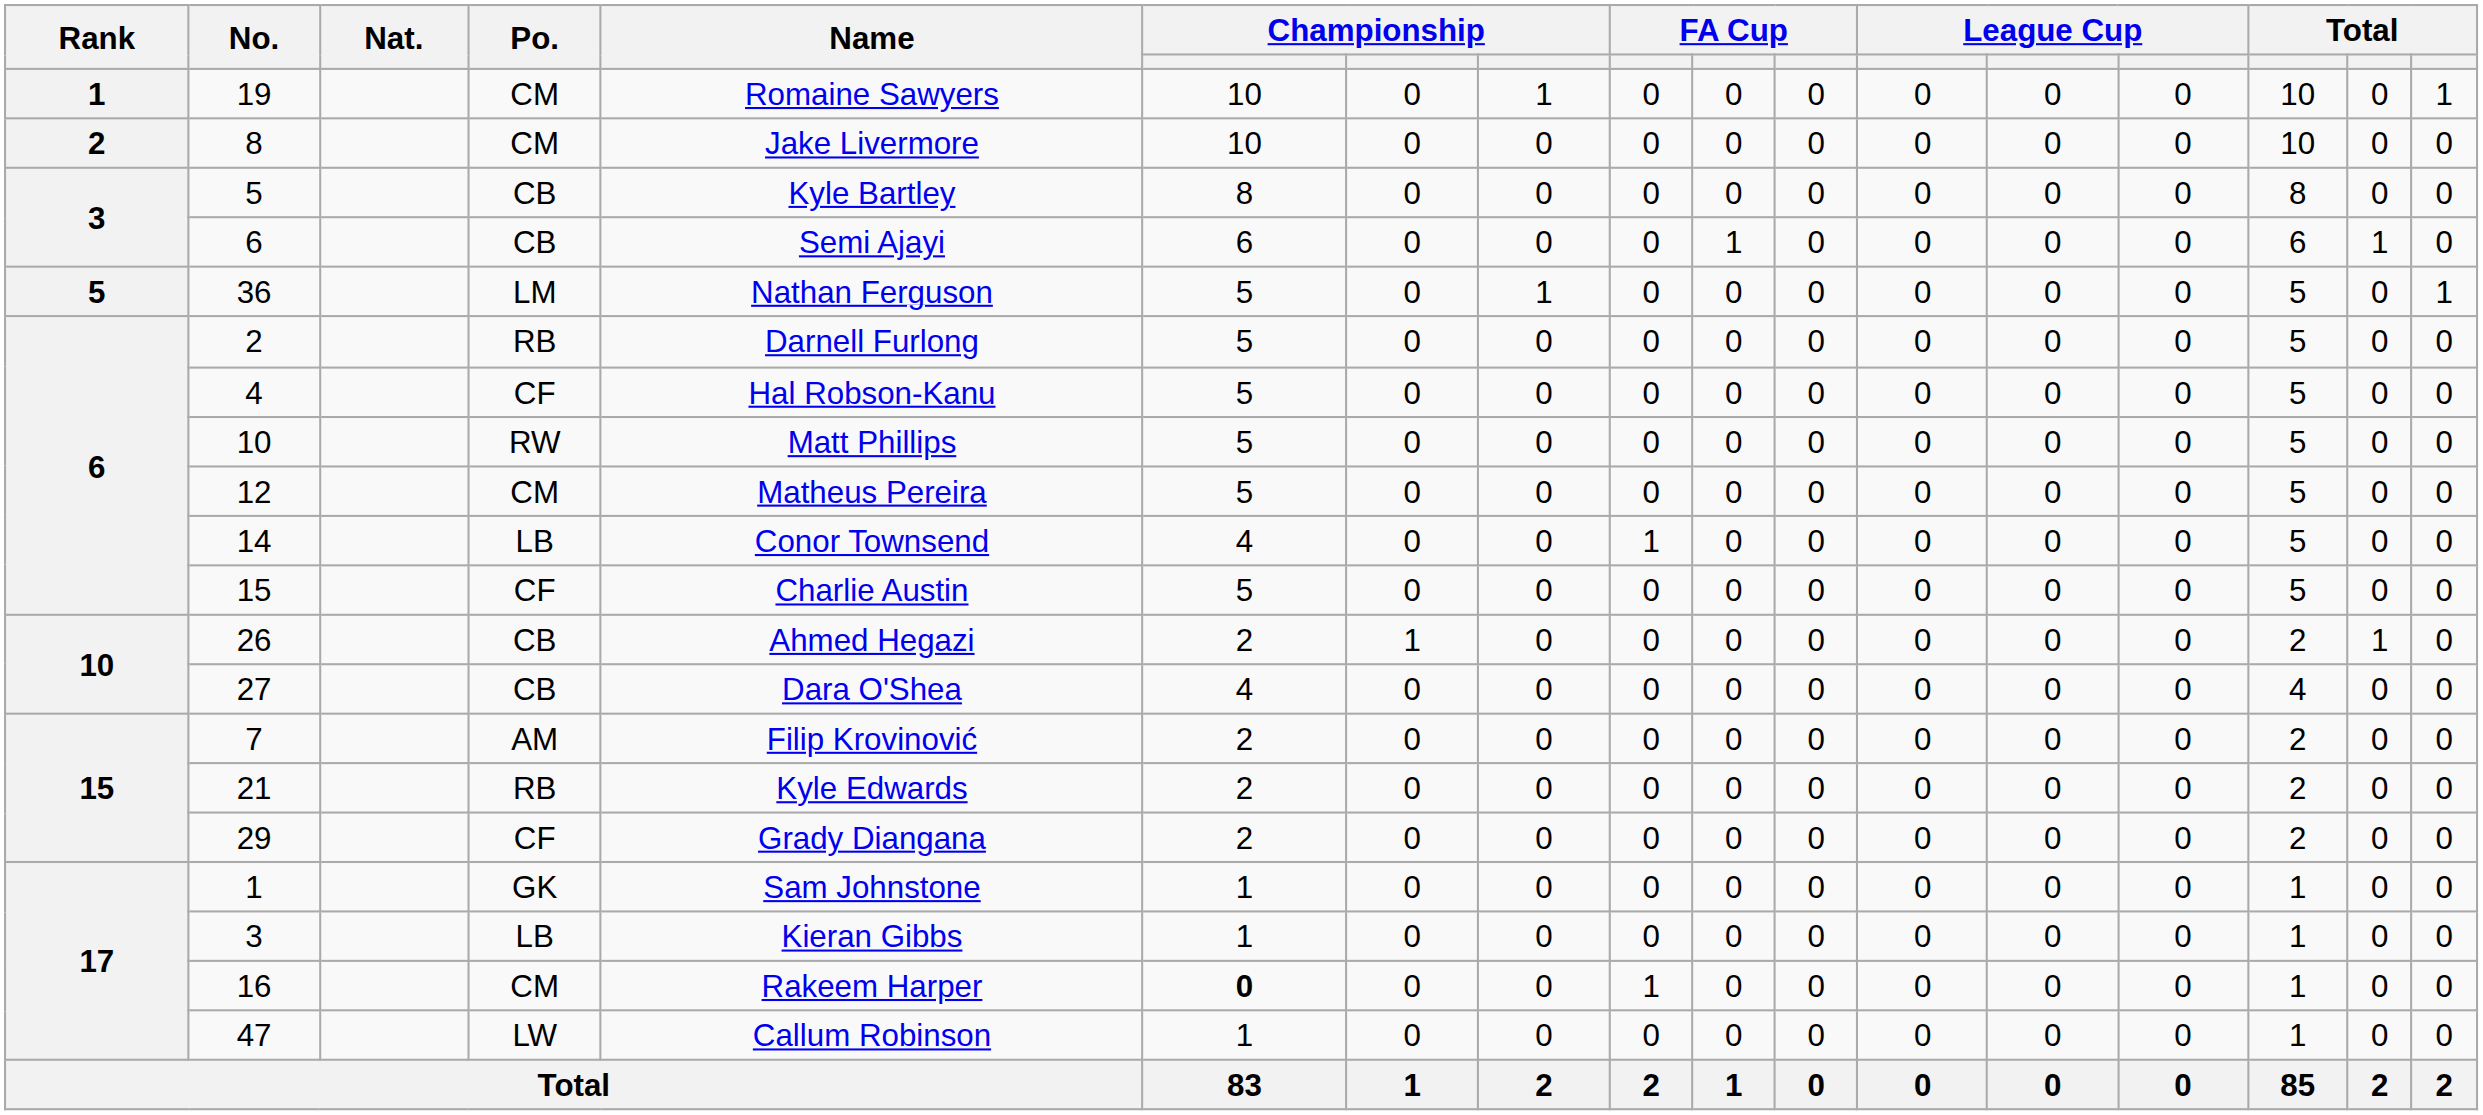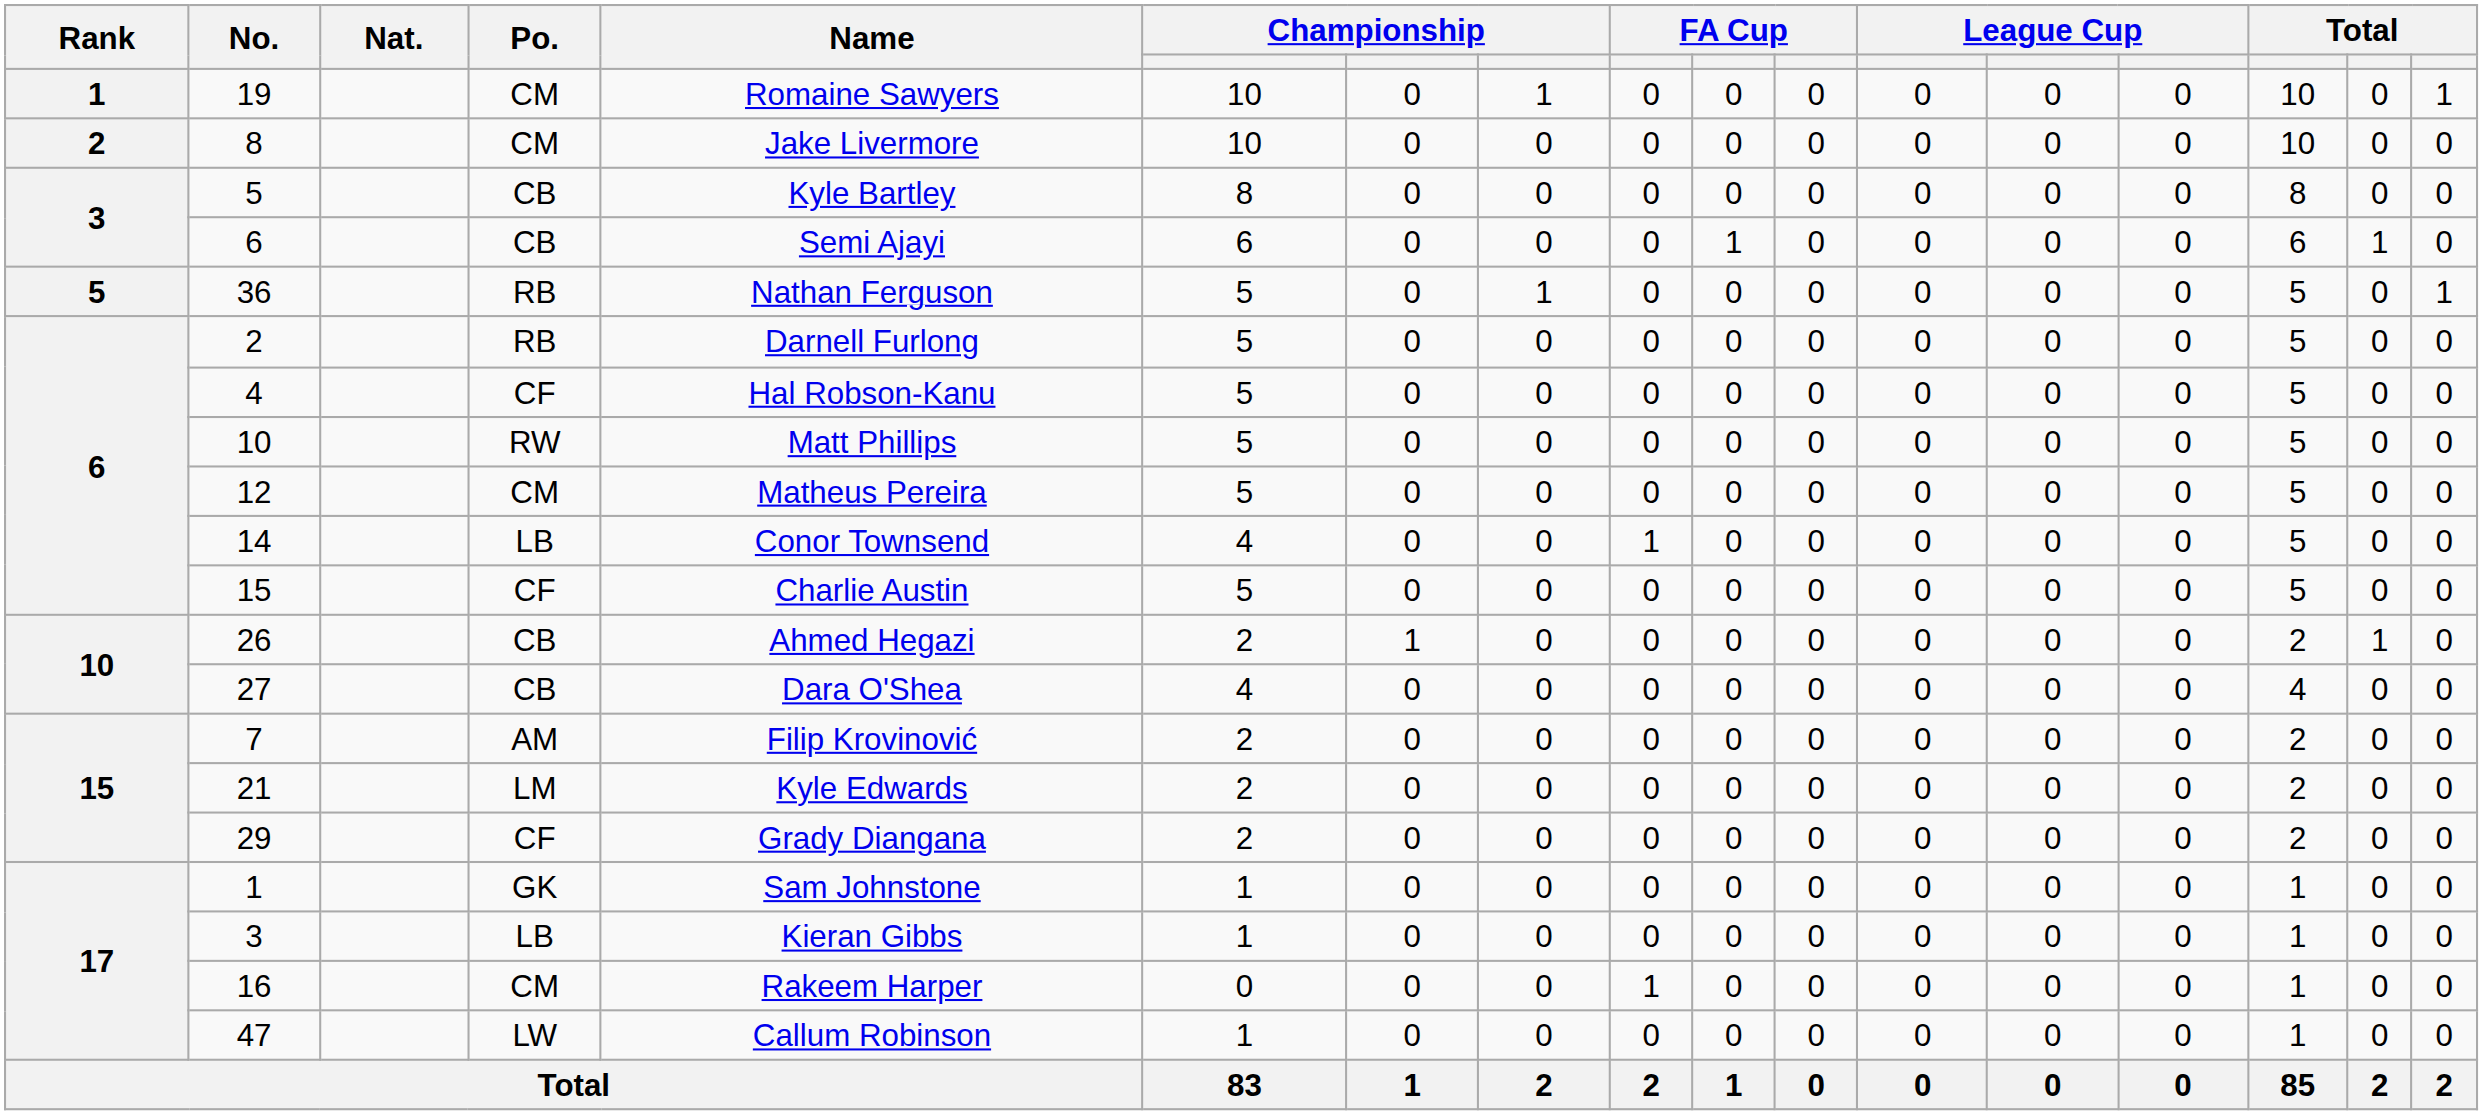(535, 292) LM -> (535, 292) RB
(535, 788) RB -> (535, 788) LM
(1244, 986) bold -> (1244, 986) normal
